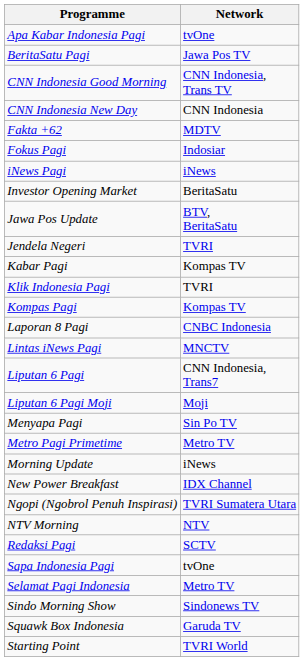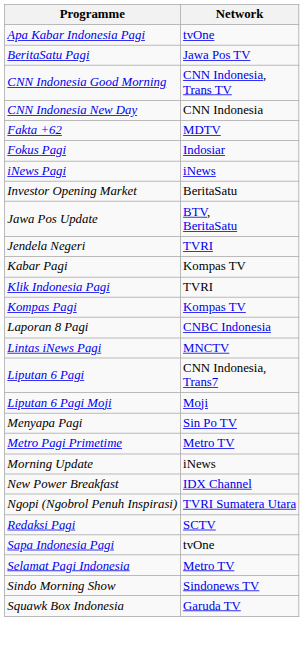- row: (43, 524)
- row: (43, 646)
